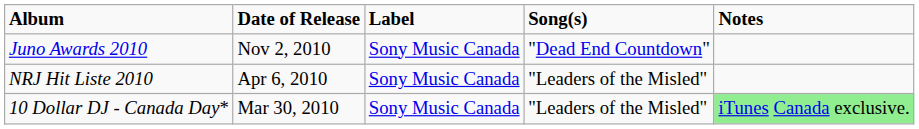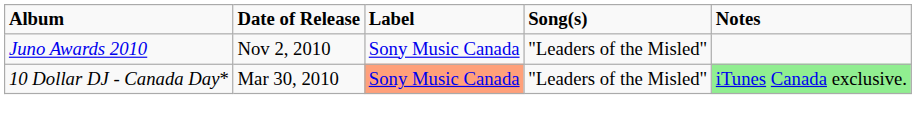(619, 49) "Dead End Countdown" -> (618, 49) "Leaders of the Misled"
- row: (81, 78)
(444, 108) no background -> (444, 78) lightsalmon background
